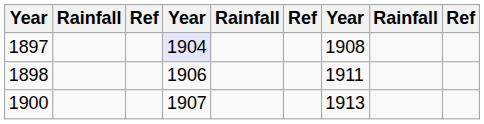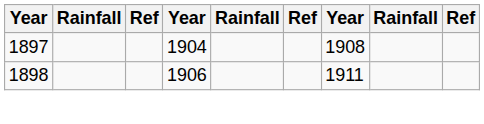(187, 47) lavender background -> (187, 47) no background
- row: (29, 103)
